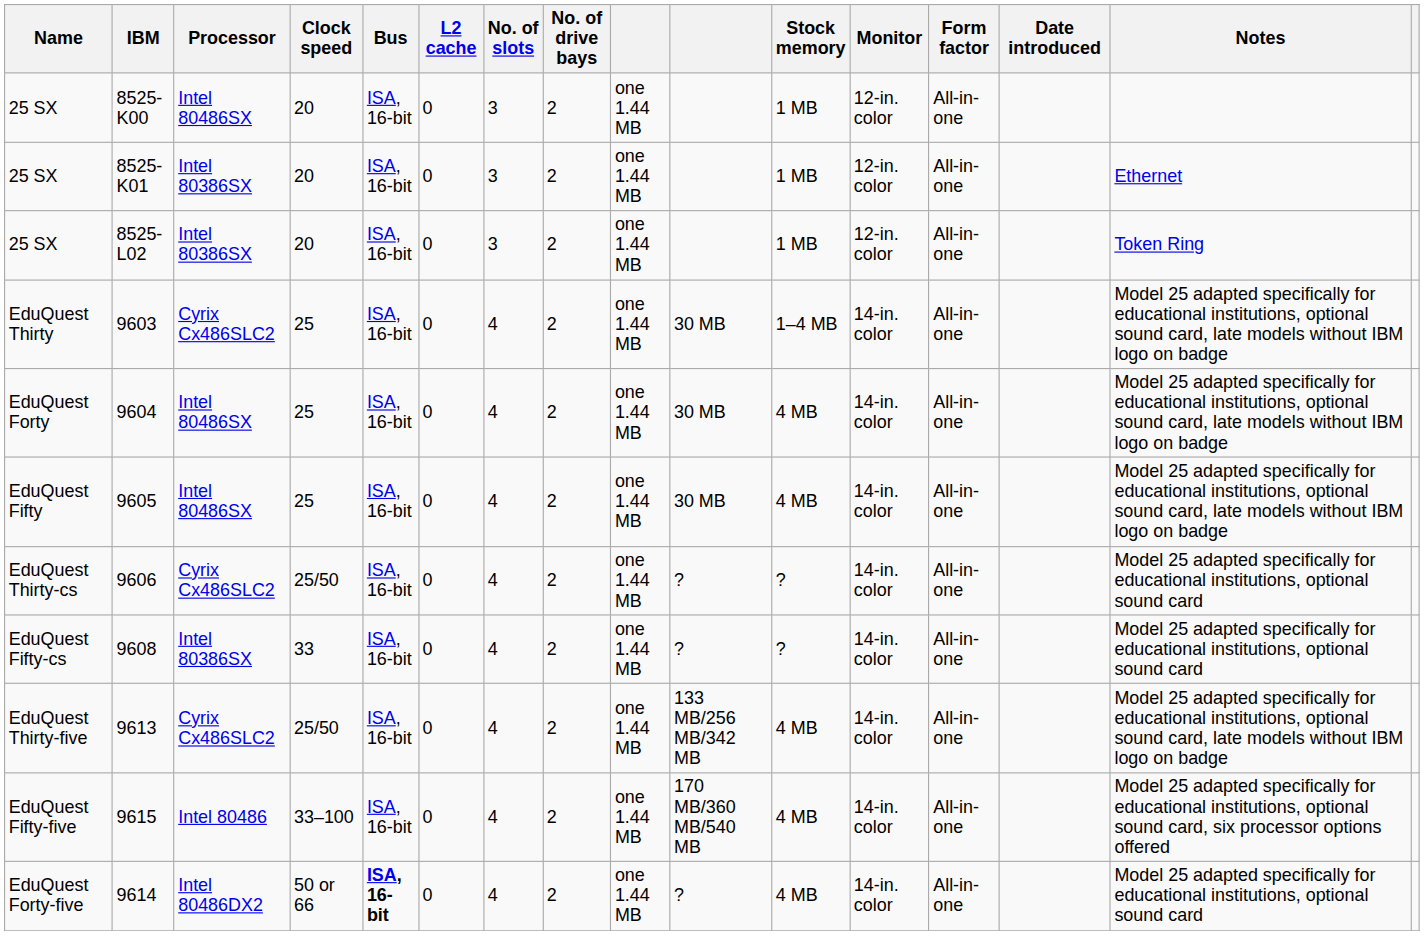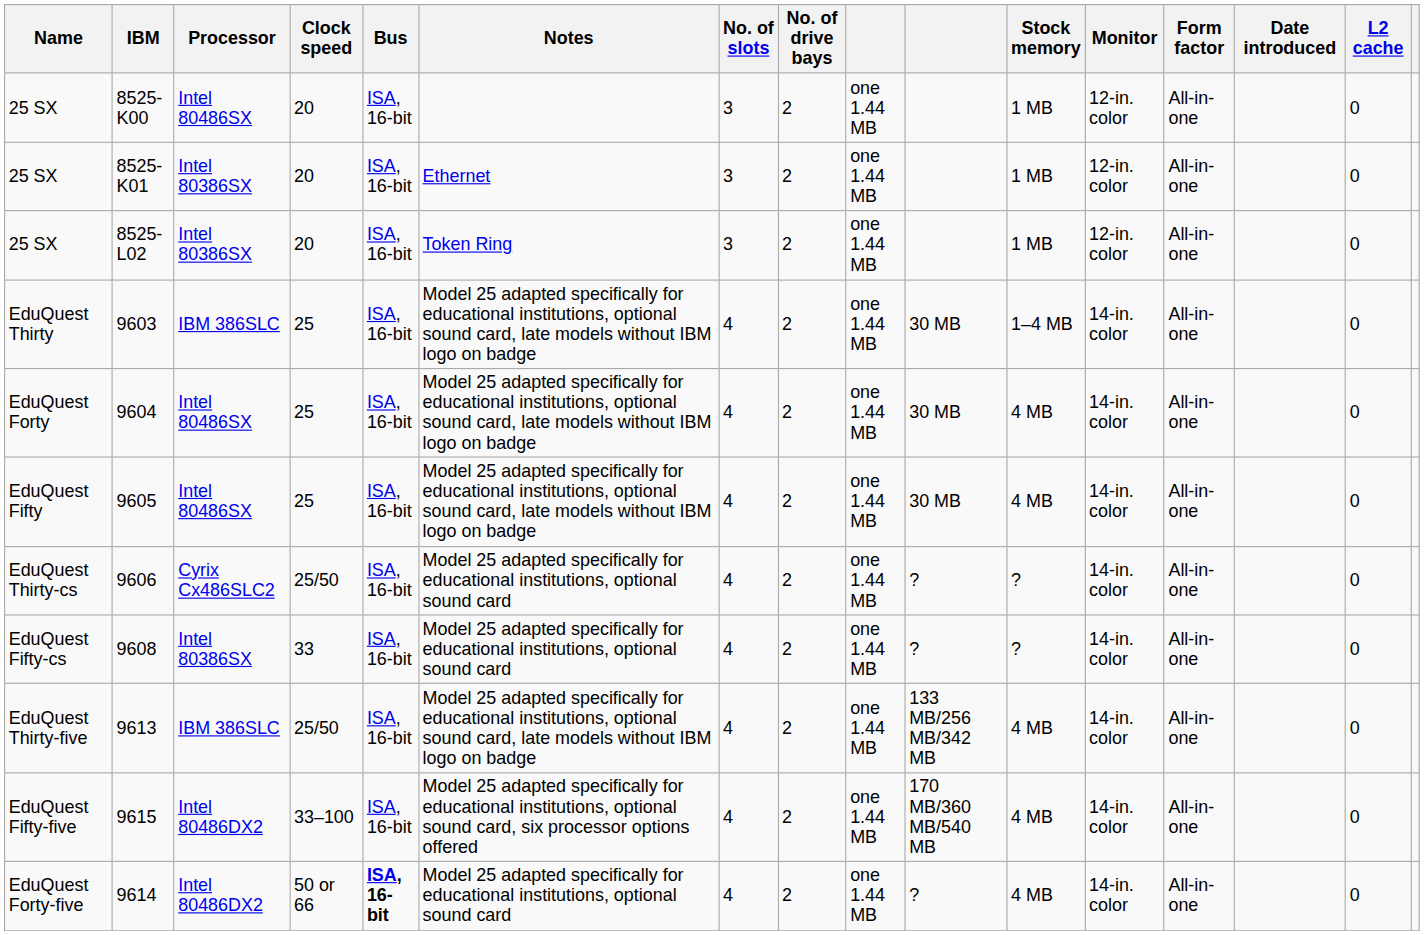columns swapped: (451, 38) <-> (1261, 38)
(227, 323) Cyrix Cx486SLC2 -> (229, 323) IBM 386SLC
(227, 728) Cyrix Cx486SLC2 -> (229, 728) IBM 386SLC
(223, 816) Intel 80486 -> (221, 816) Intel 80486DX2
